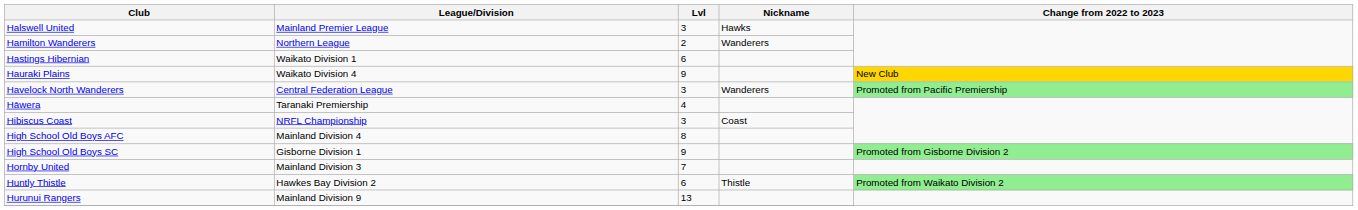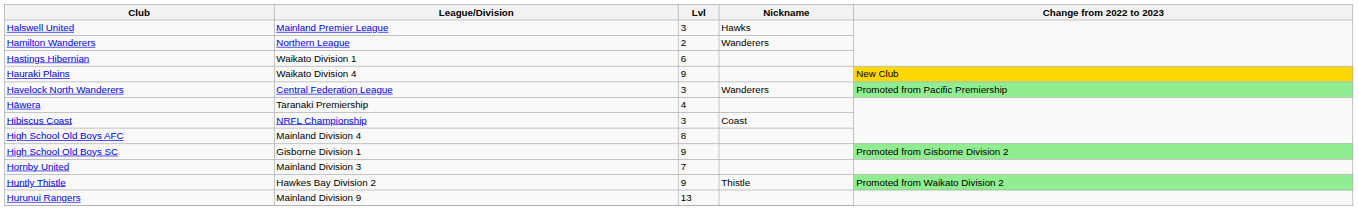(684, 183) 6 -> (684, 183) 9
